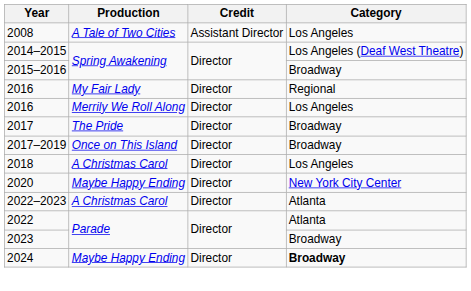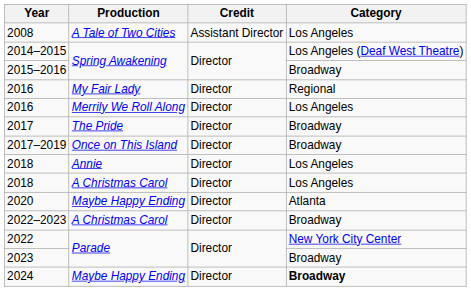+ row: (20, 164)
(345, 182) New York City Center -> (307, 201) Atlanta
(307, 201) Atlanta -> (315, 220) Broadway
(307, 220) Atlanta -> (345, 239) New York City Center
